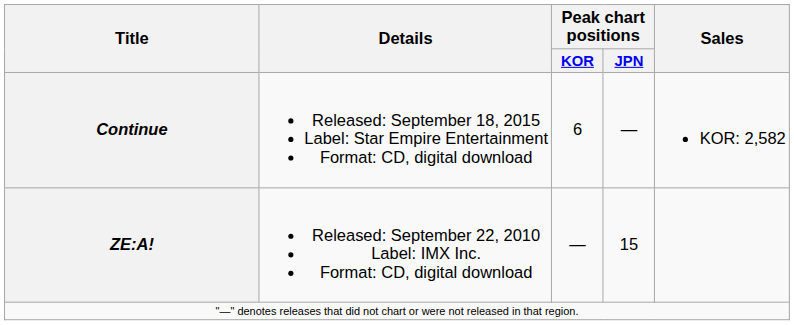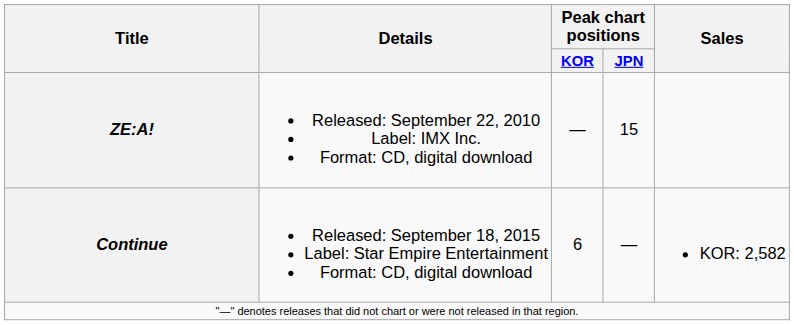rows swapped: (132, 244) <-> (132, 129)
